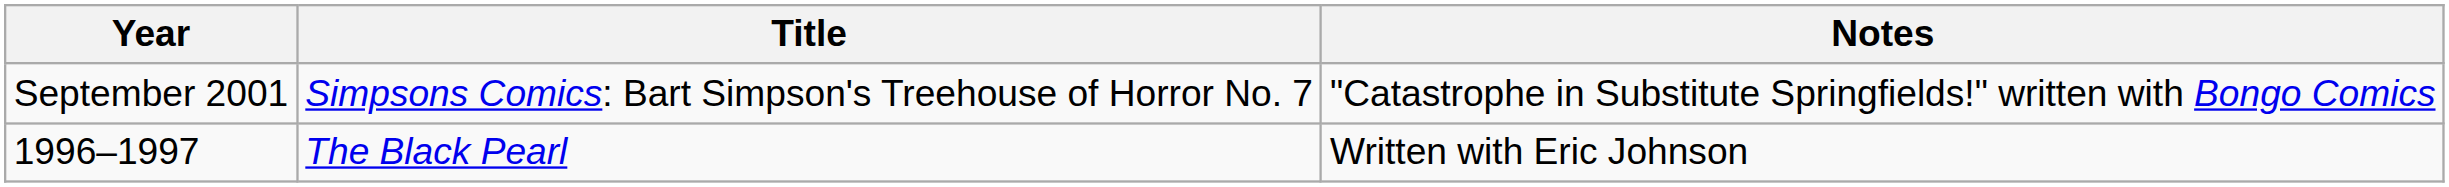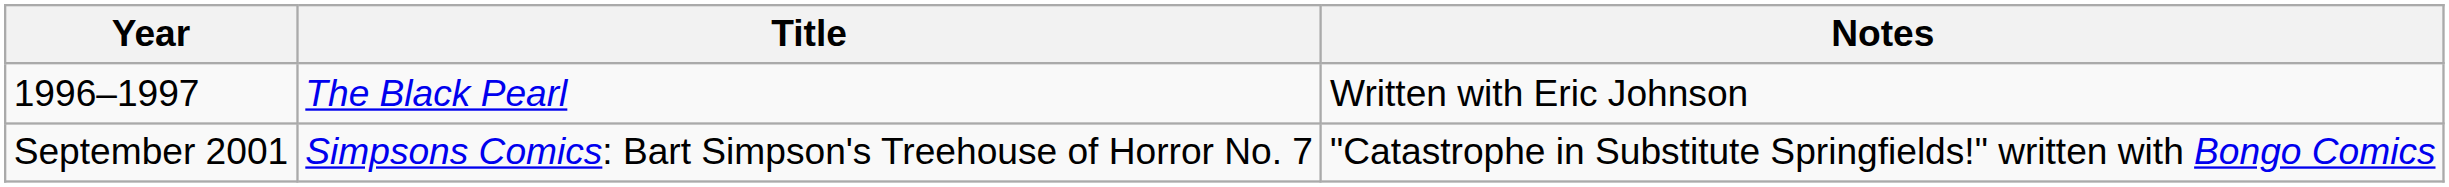rows swapped: (107, 151) <-> (151, 92)
